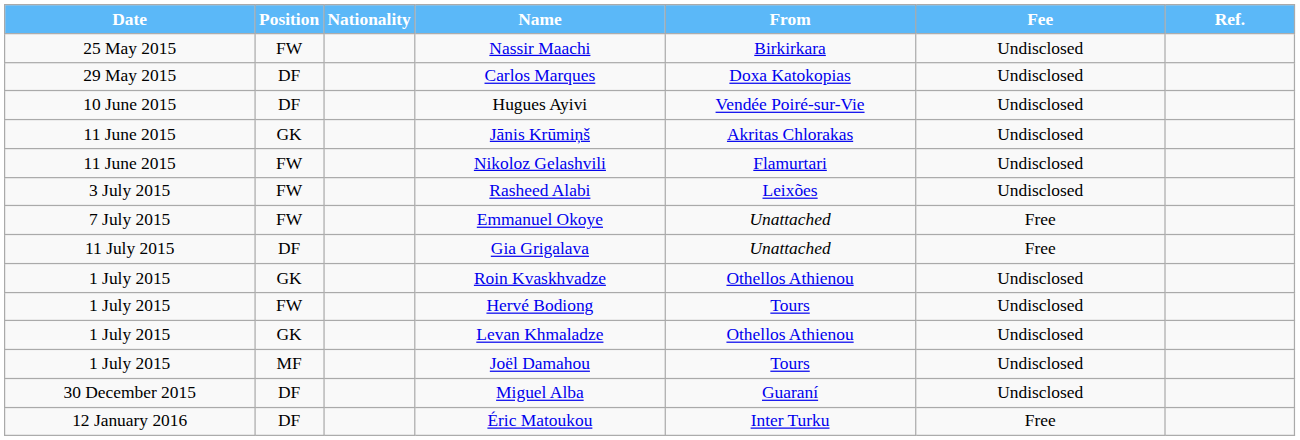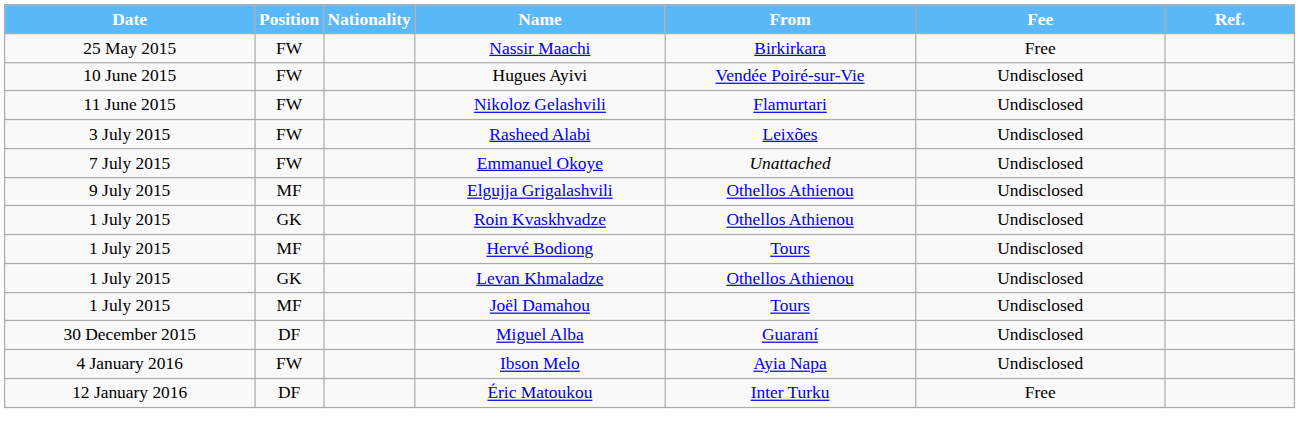(1040, 47) Undisclosed -> (1040, 47) Free
- row: (540, 76)
(289, 105) DF -> (289, 76) FW
- row: (540, 134)
(1040, 220) Free -> (1040, 162) Undisclosed
+ row: (540, 191)
- row: (540, 249)
(289, 306) FW -> (289, 249) MF
+ row: (540, 364)
